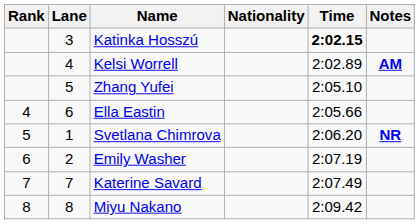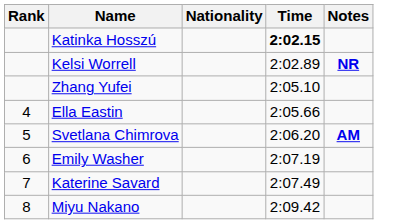- column: (69, 16)
(390, 64) AM -> (348, 64) NR
(390, 135) NR -> (348, 135) AM
